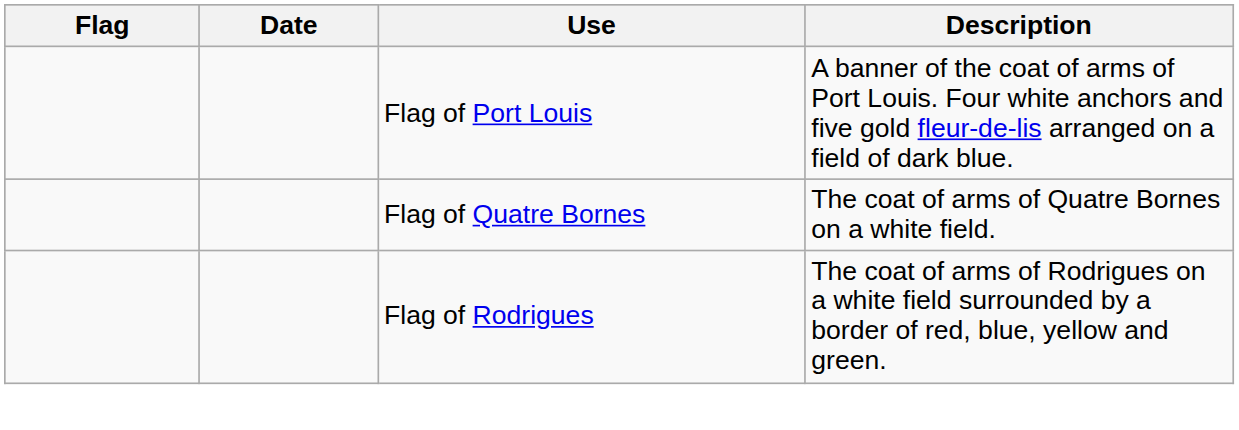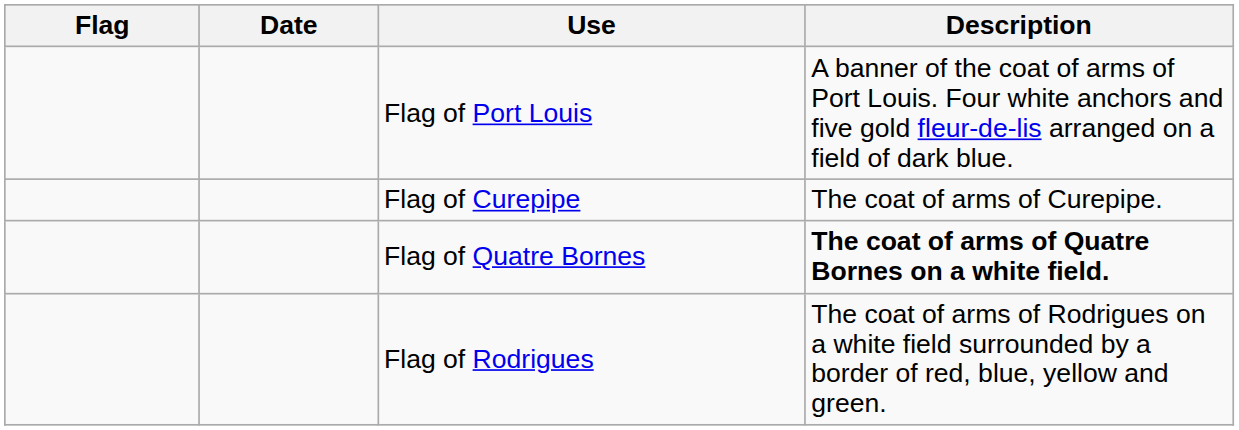+ row: (482, 199)
(1016, 214) normal -> (980, 256) bold
